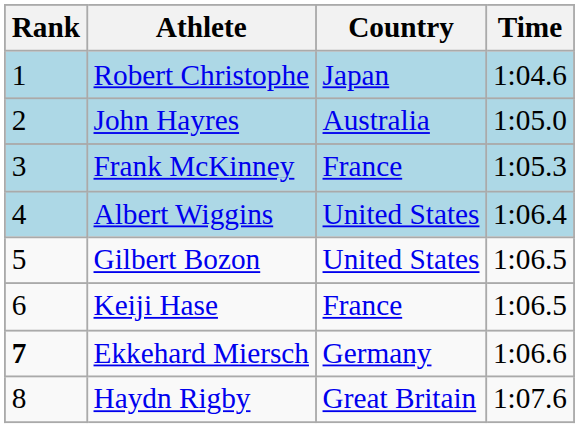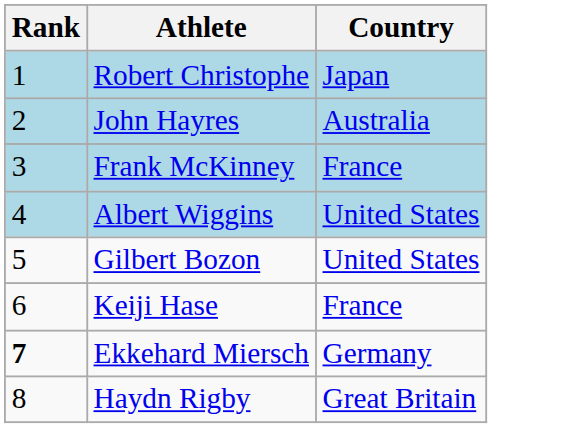- column: (530, 27)
